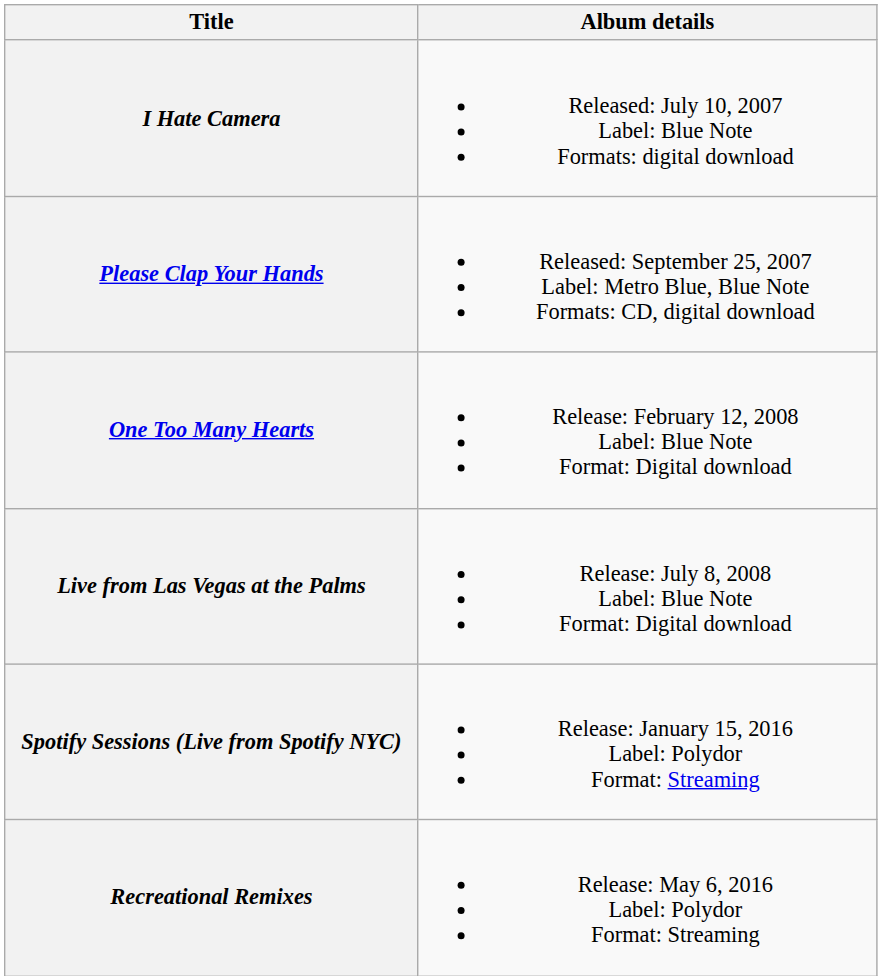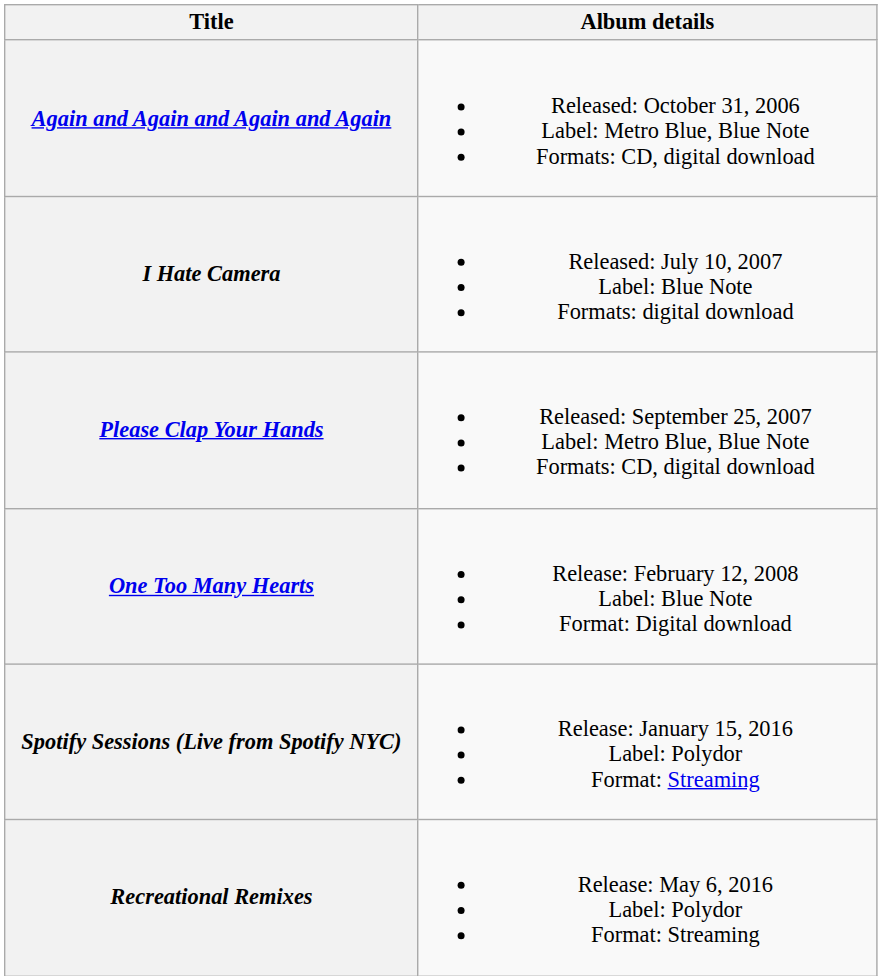+ row: (211, 117)
- row: (211, 585)
